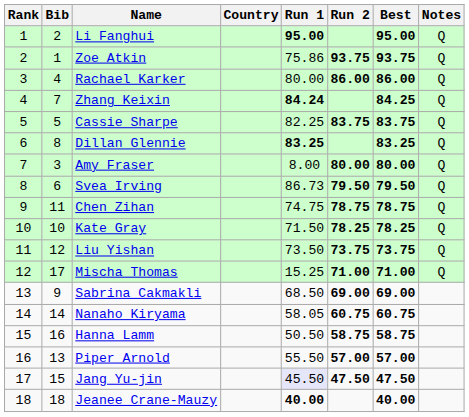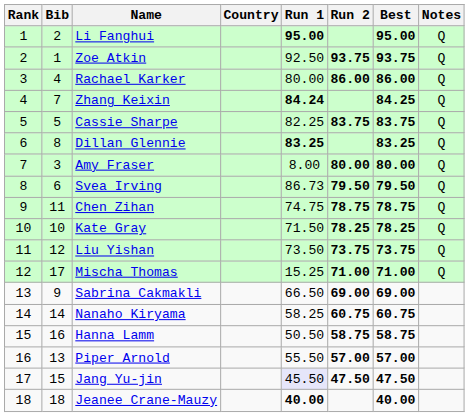(304, 58) 75.86 -> (304, 58) 92.50
(304, 293) 68.50 -> (304, 293) 66.50
(304, 315) 58.05 -> (304, 315) 58.25
